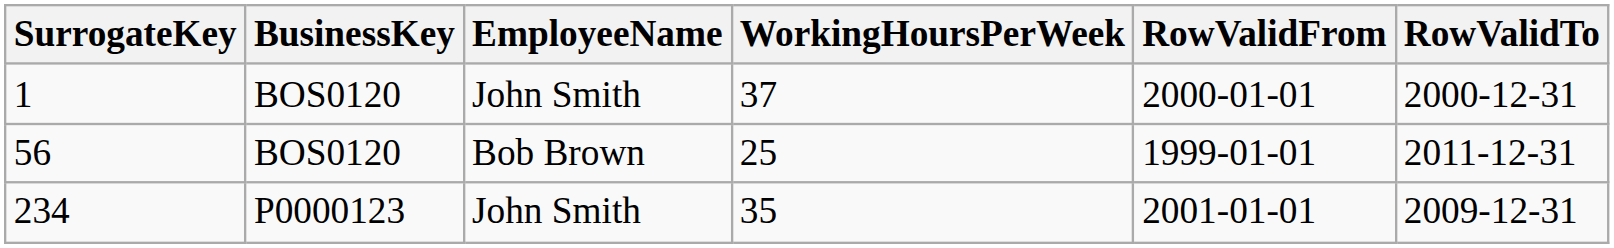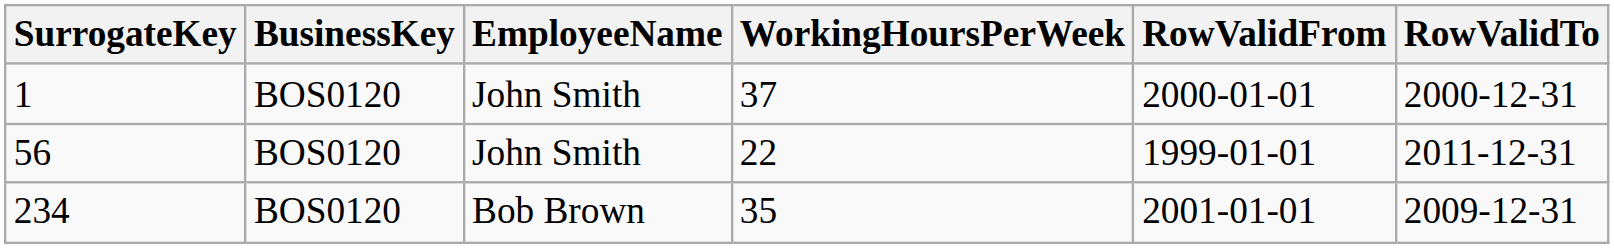(559, 152) Bob Brown -> (556, 152) John Smith
(758, 152) 25 -> (758, 152) 22
(330, 211) P0000123 -> (327, 211) BOS0120
(556, 211) John Smith -> (559, 211) Bob Brown
